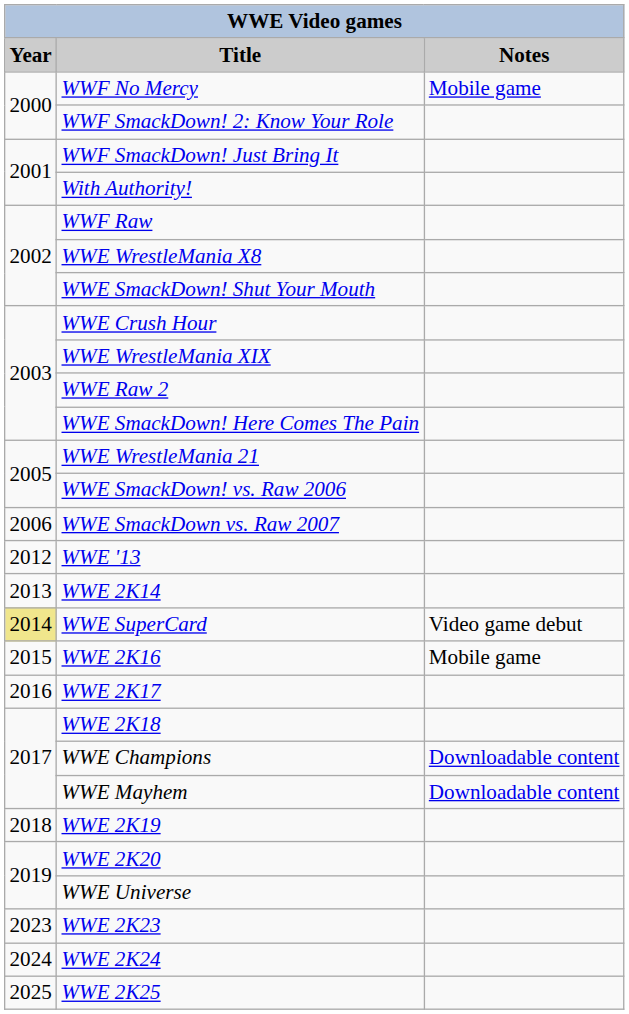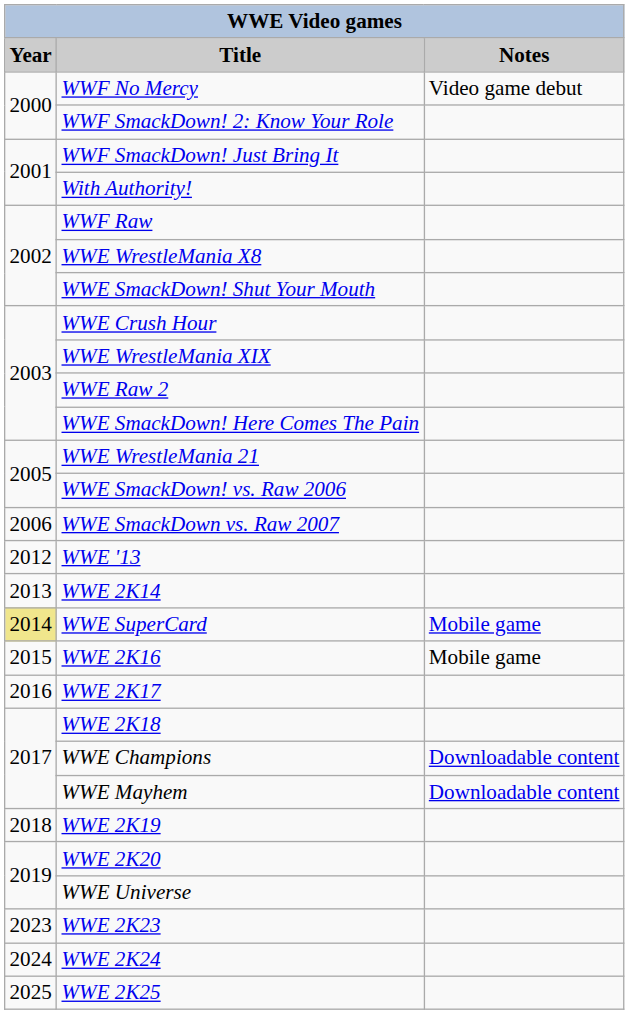(485, 88) Mobile game -> (506, 88) Video game debut
(506, 624) Video game debut -> (485, 624) Mobile game
